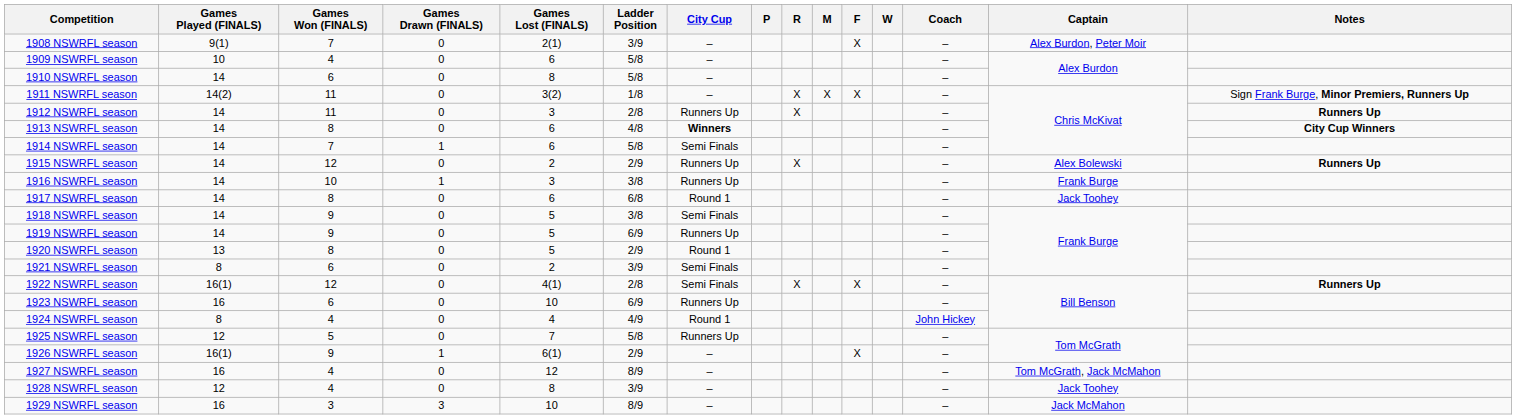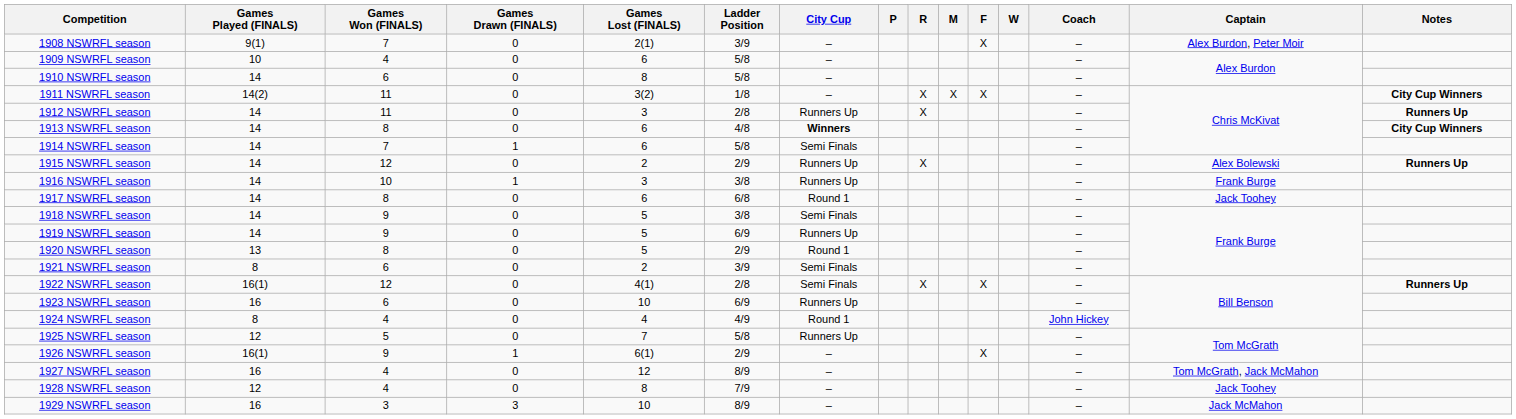(1350, 95) Sign Frank Burge, Minor Premiers, Runners Up -> (1437, 95) City Cup Winners
(635, 389) 3/9 -> (742, 389) 7/9
